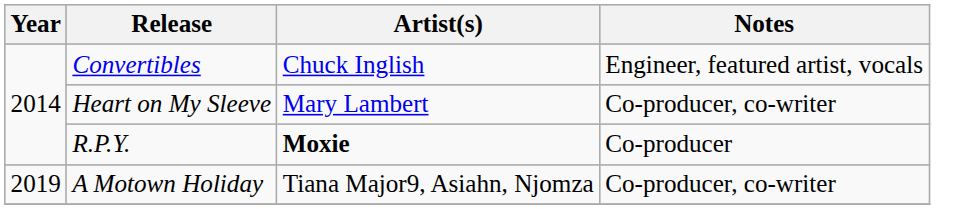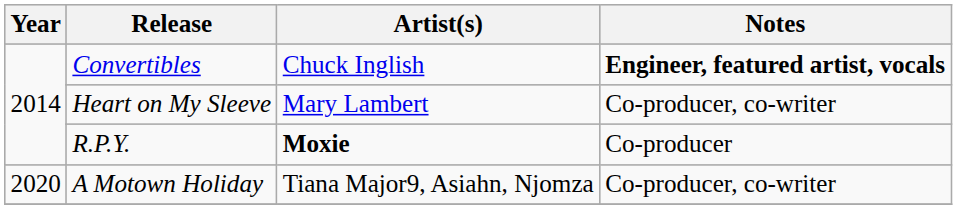(764, 64) normal -> (775, 64) bold
(36, 183) 2019 -> (36, 183) 2020
